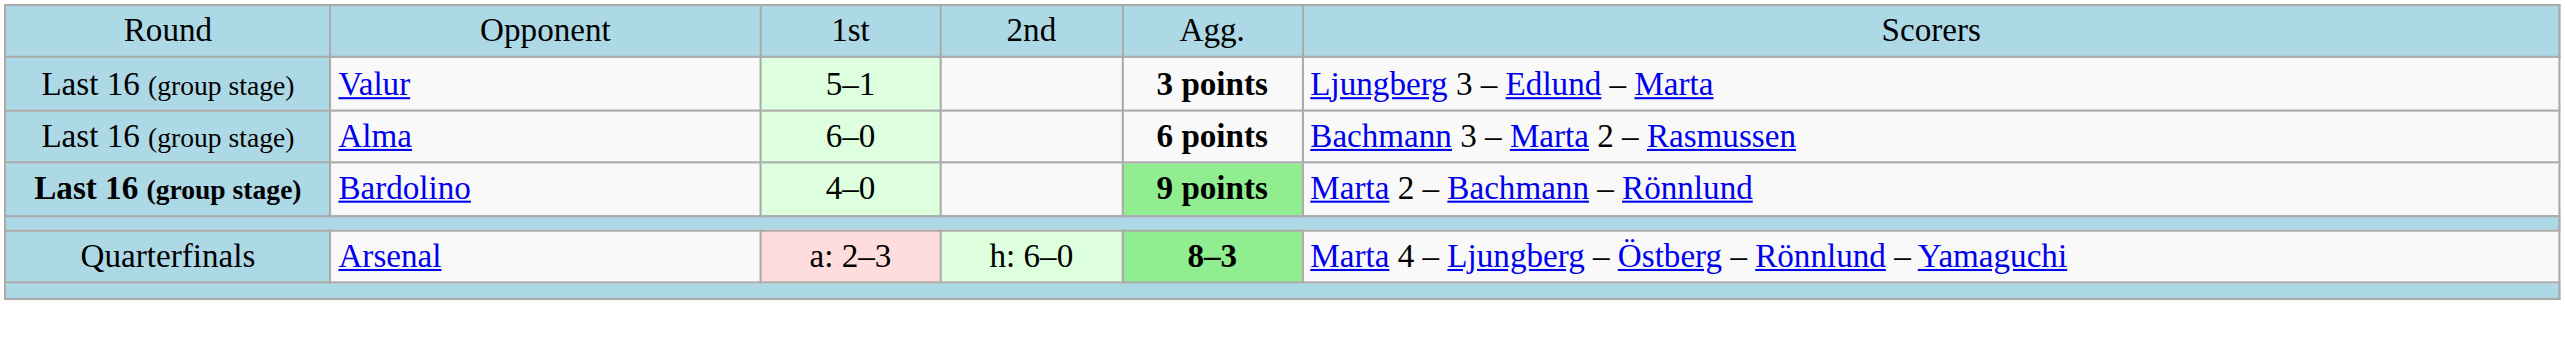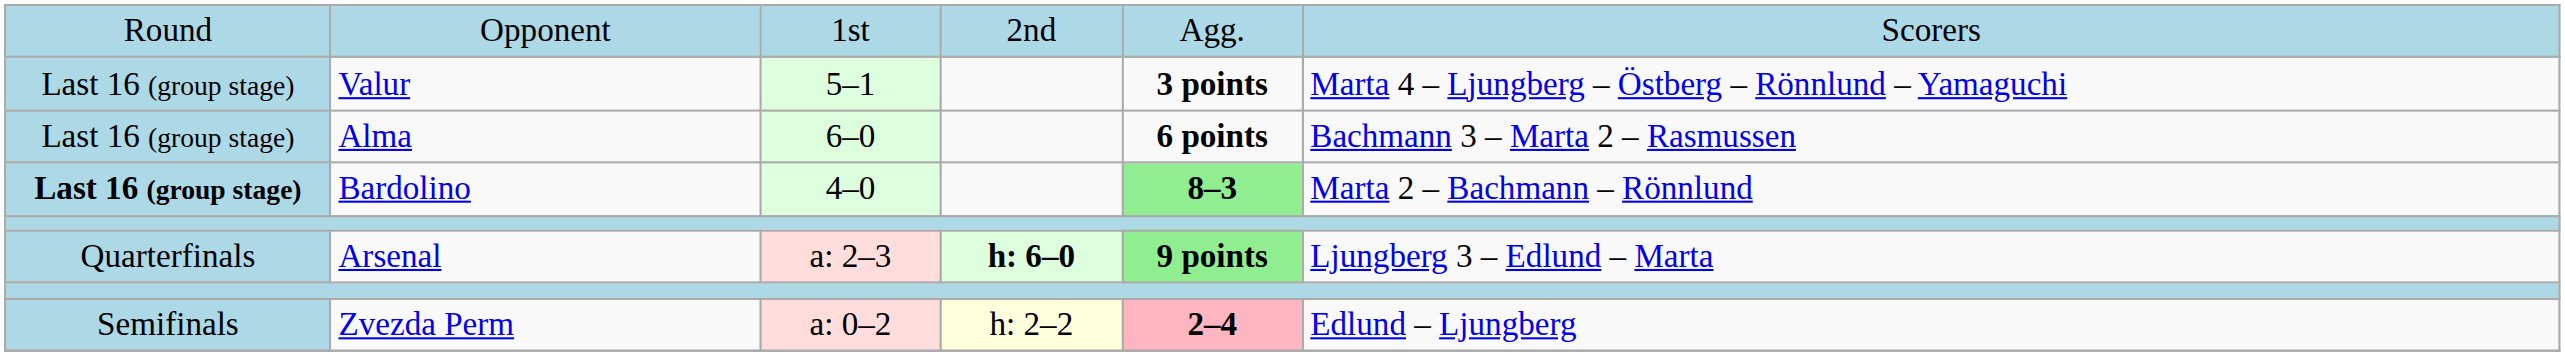(1512, 83) Ljungberg 3 – Edlund – Marta -> (1689, 83) Marta 4 – Ljungberg – Östberg – Rönnlund – Yamaguchi
(1212, 188) 9 points -> (1212, 188) 8–3
(1031, 256) normal -> (1031, 256) bold
(1212, 256) 8–3 -> (1212, 256) 9 points
(1689, 256) Marta 4 – Ljungberg – Östberg – Rönnlund – Yamaguchi -> (1512, 256) Ljungberg 3 – Edlund – Marta
+ row: (426, 323)
